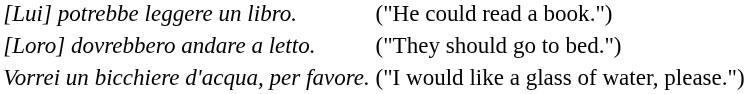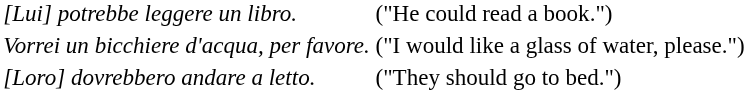rows swapped: (159, 45) <-> (187, 77)
